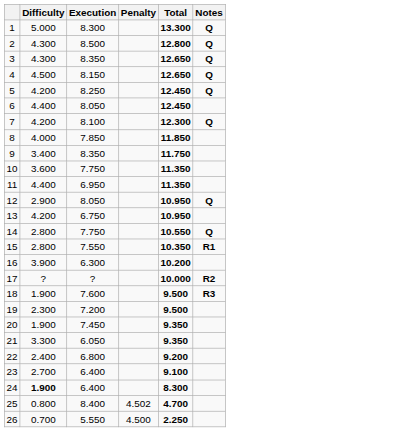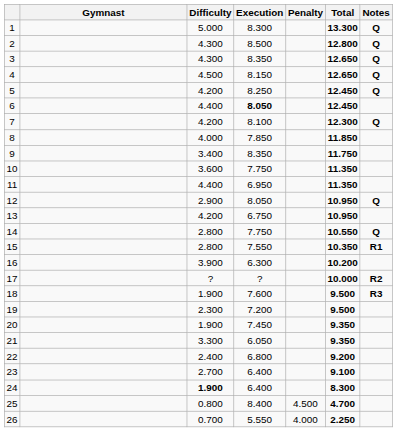+ column: (103, 12)
(93, 106) normal -> (260, 106) bold
(138, 403) 4.502 -> (305, 403) 4.500
(138, 419) 4.500 -> (305, 419) 4.000
